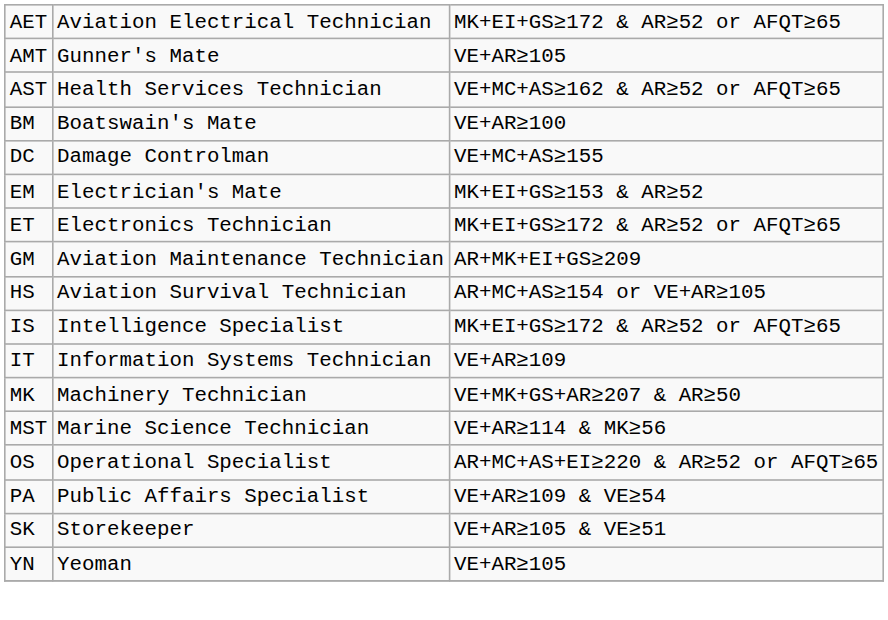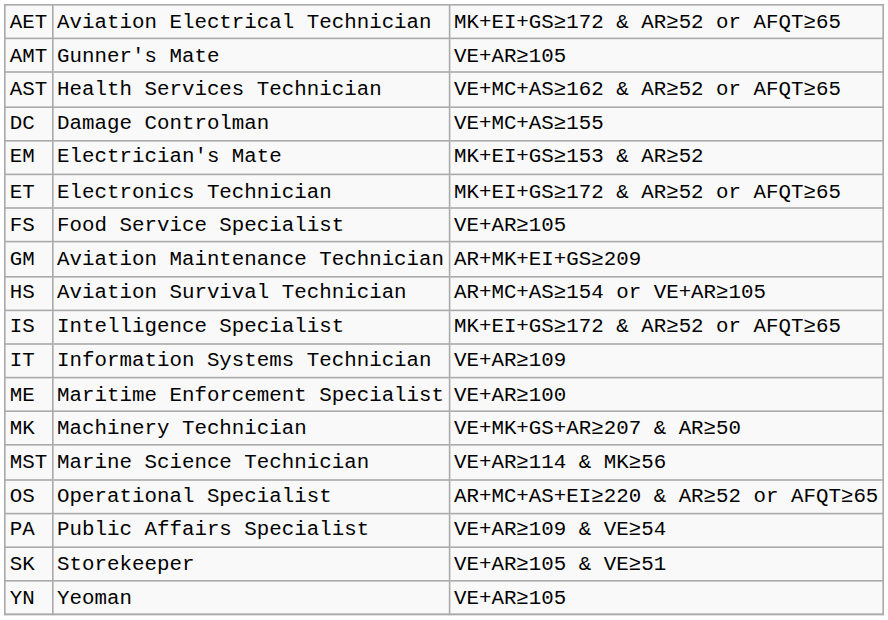- row: (22, 123)
+ row: (22, 225)
+ row: (22, 395)
